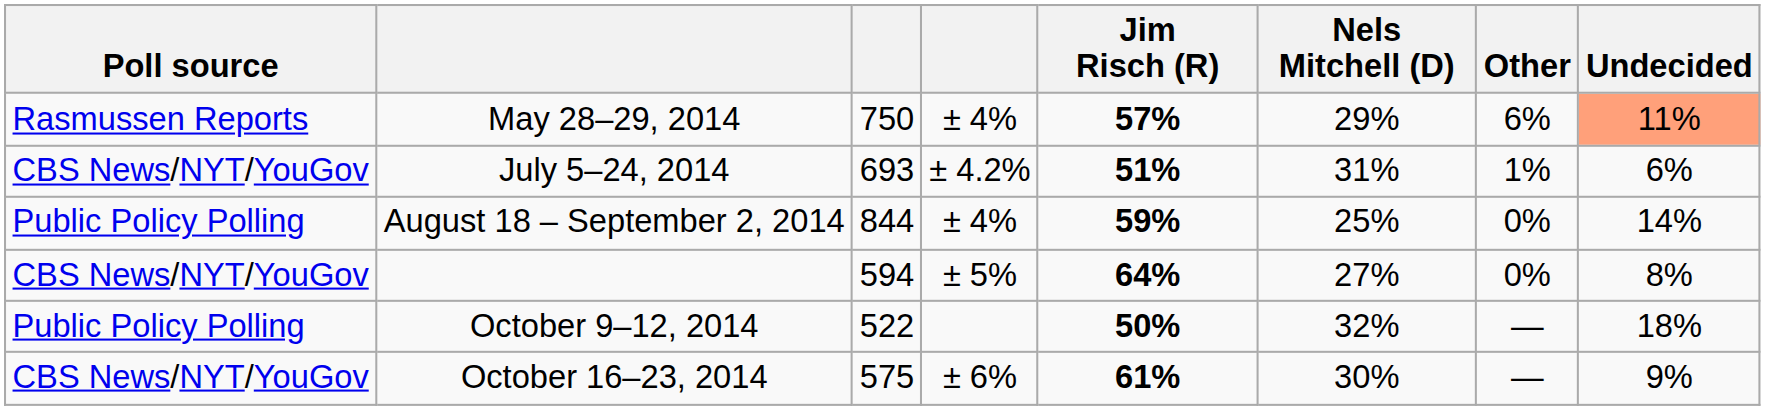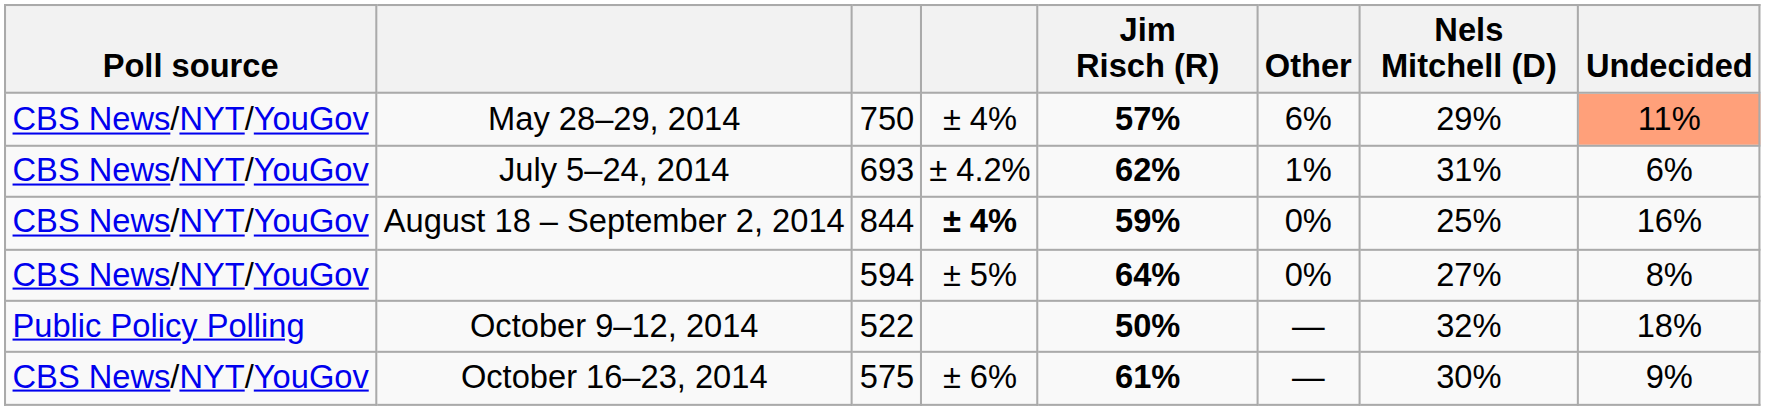columns swapped: (1367, 48) <-> (1527, 67)
(160, 118) Rasmussen Reports -> (191, 118) CBS News/NYT/YouGov
(1148, 170) 51% -> (1148, 170) 62%
(159, 222) Public Policy Polling -> (191, 222) CBS News/NYT/YouGov
(980, 222) normal -> (980, 222) bold
(1669, 222) 14% -> (1669, 222) 16%
